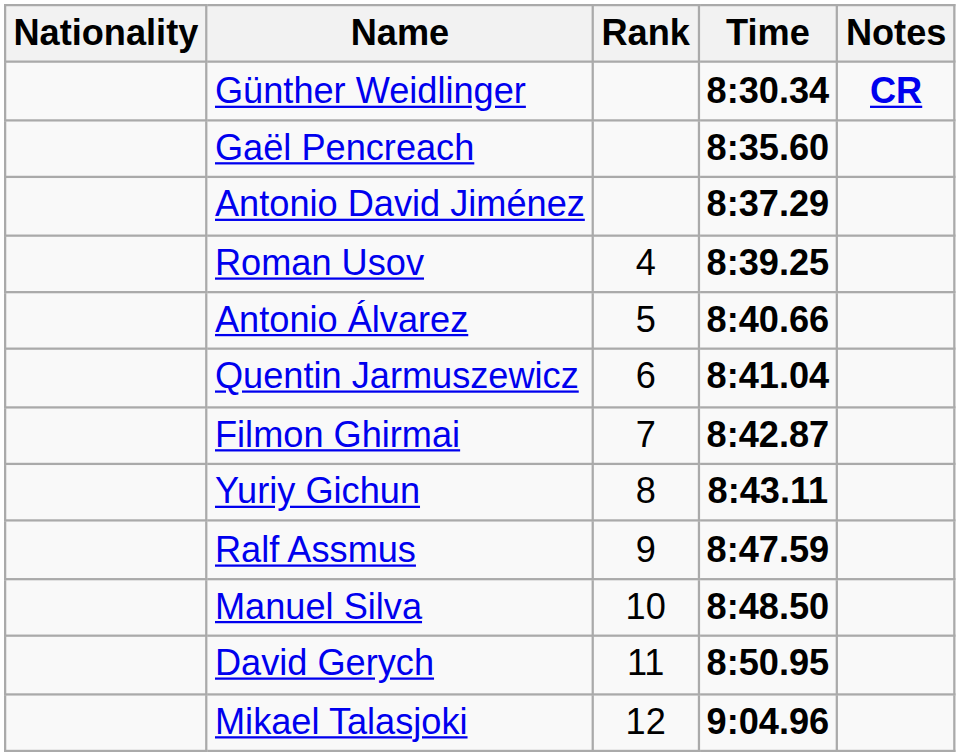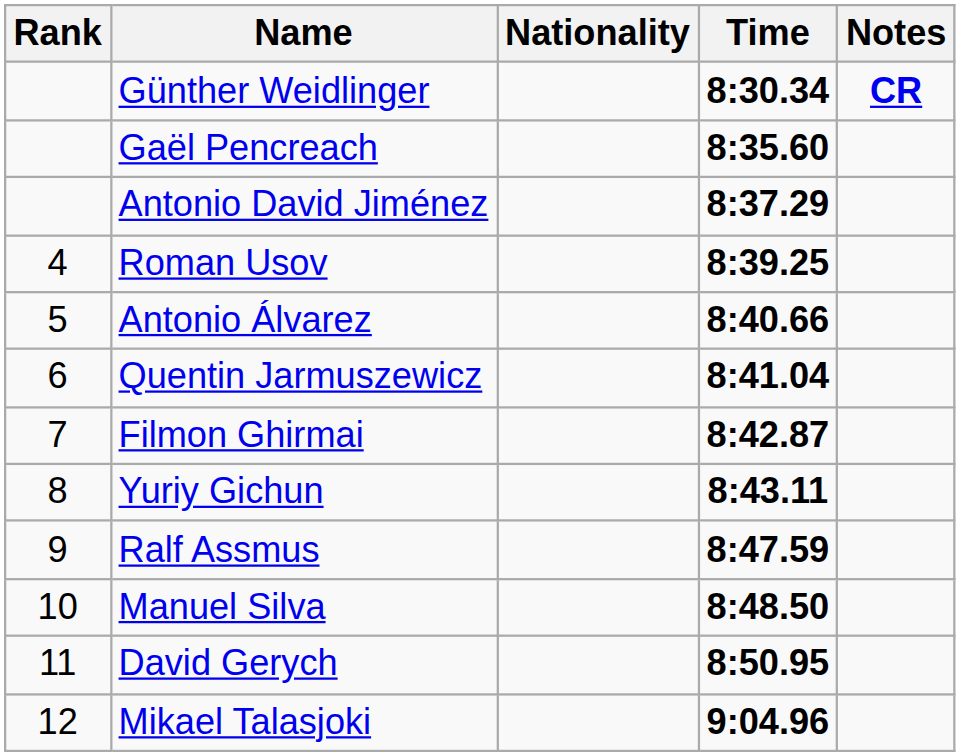columns swapped: (646, 33) <-> (106, 33)
